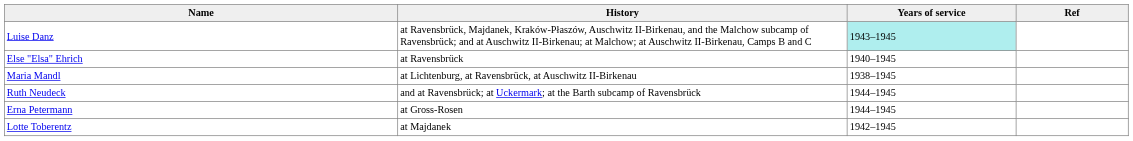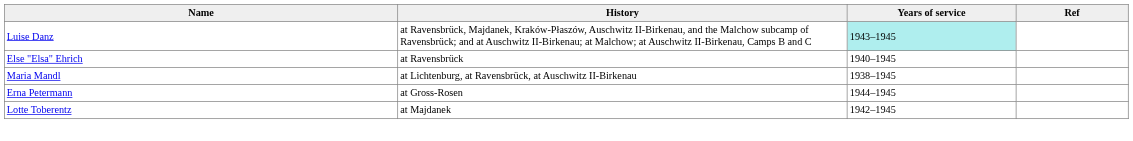- row: (36, 93)
